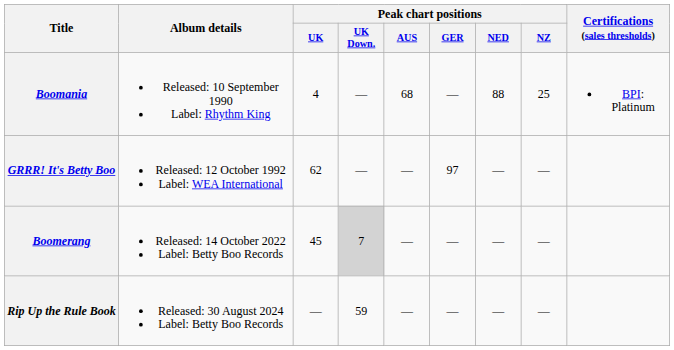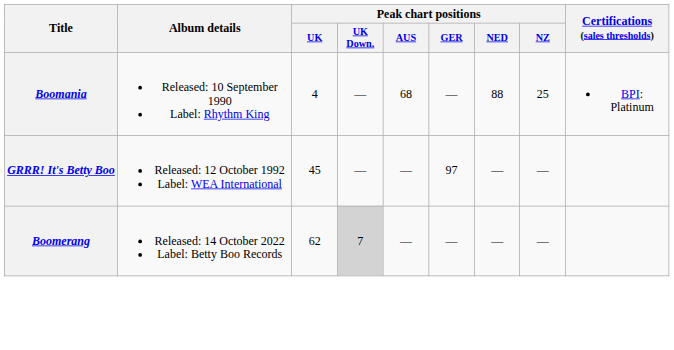(316, 170) 62 -> (315, 170) 45
(316, 240) 45 -> (315, 240) 62
- row: (61, 310)
